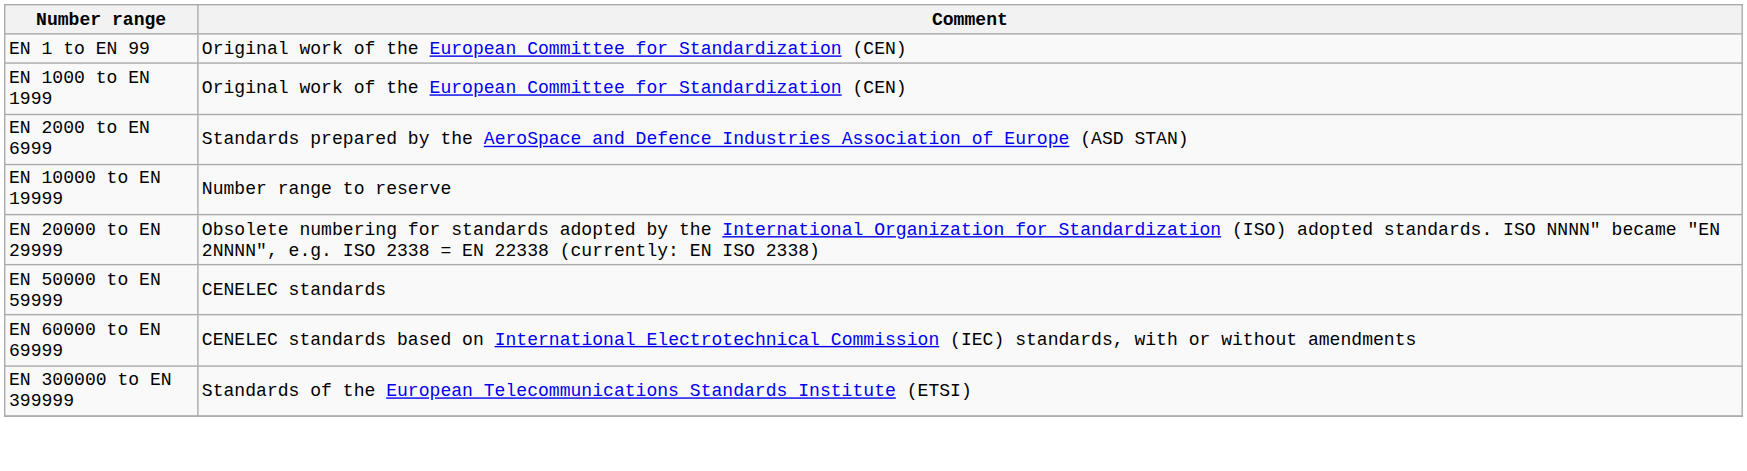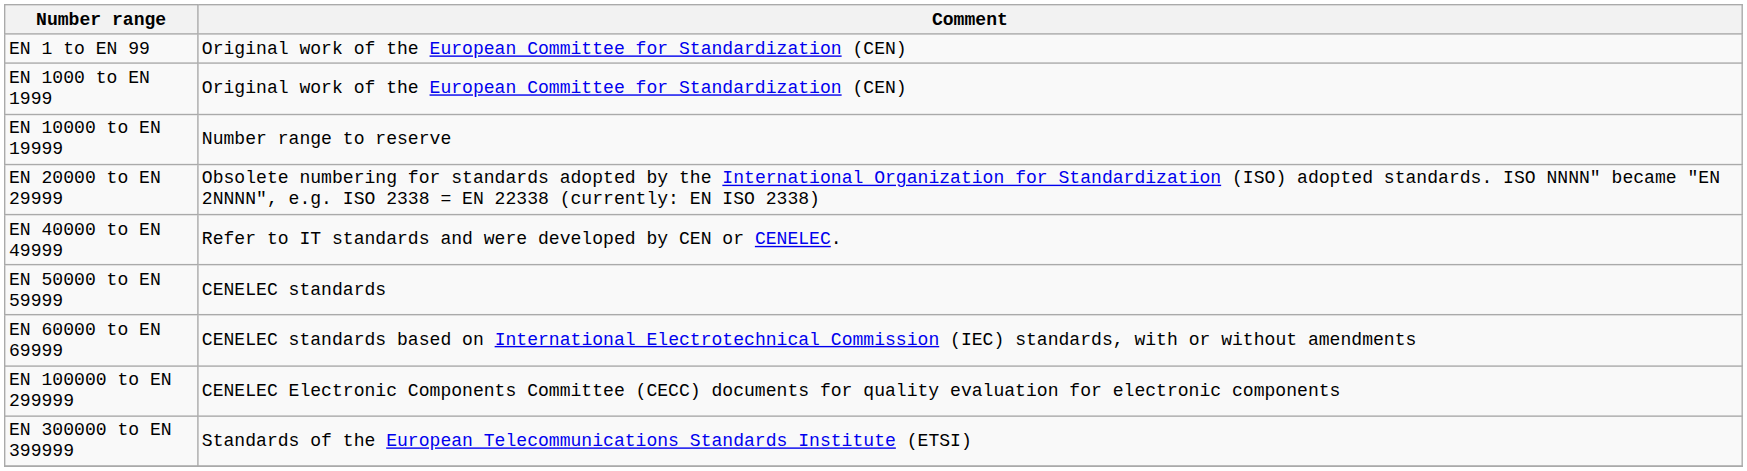- row: (79, 139)
+ row: (85, 240)
+ row: (90, 391)
